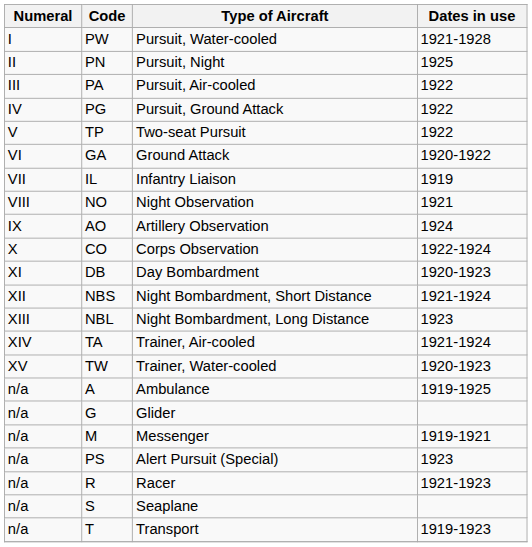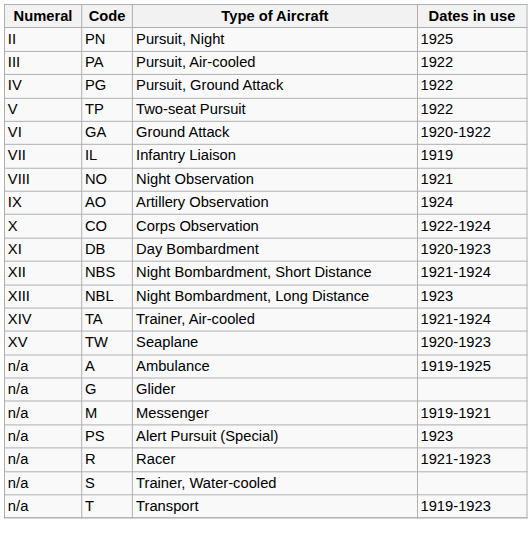- row: (97, 39)
(206, 366) Trainer, Water-cooled -> (167, 343) Seaplane
(167, 506) Seaplane -> (206, 483) Trainer, Water-cooled
